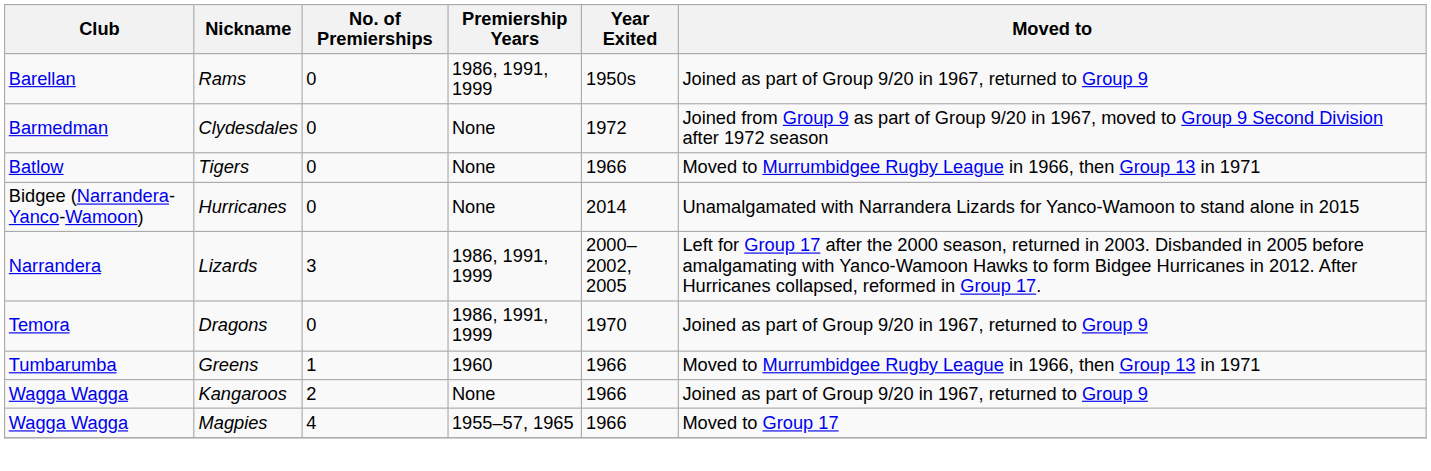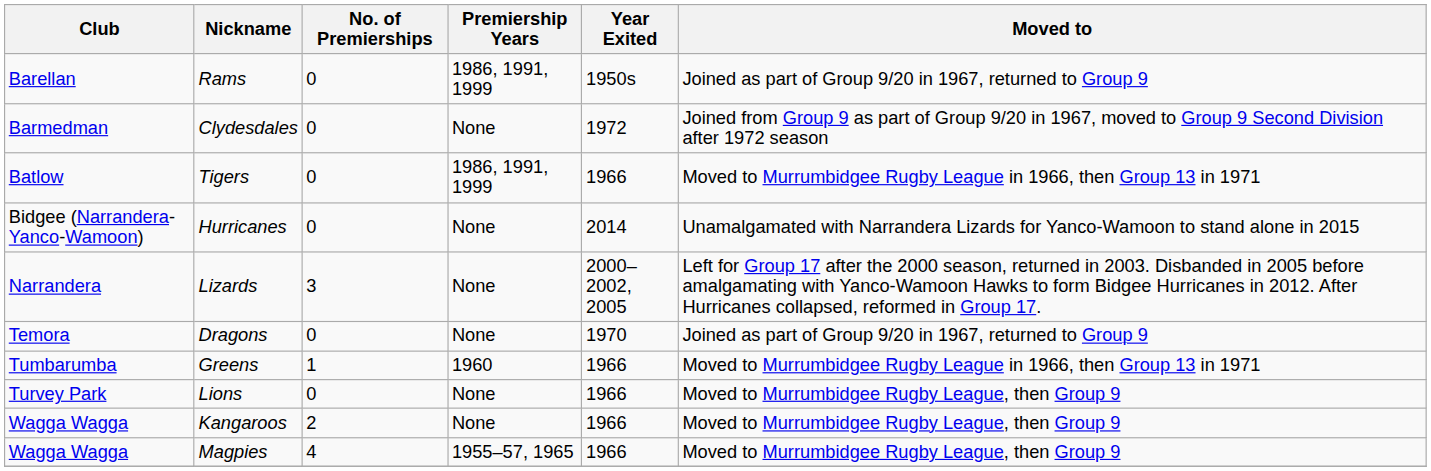(474, 167) None -> (500, 177) 1986, 1991, 1999
(500, 266) 1986, 1991, 1999 -> (474, 286) None
(500, 325) 1986, 1991, 1999 -> (474, 336) None
+ row: (220, 394)
(915, 394) Joined as part of Group 9/20 in 1967, returned to Group 9 -> (901, 422) Moved to Murrumbidgee Rugby League, then Group 9
(760, 422) Moved to Group 17 -> (901, 451) Moved to Murrumbidgee Rugby League, then Group 9
